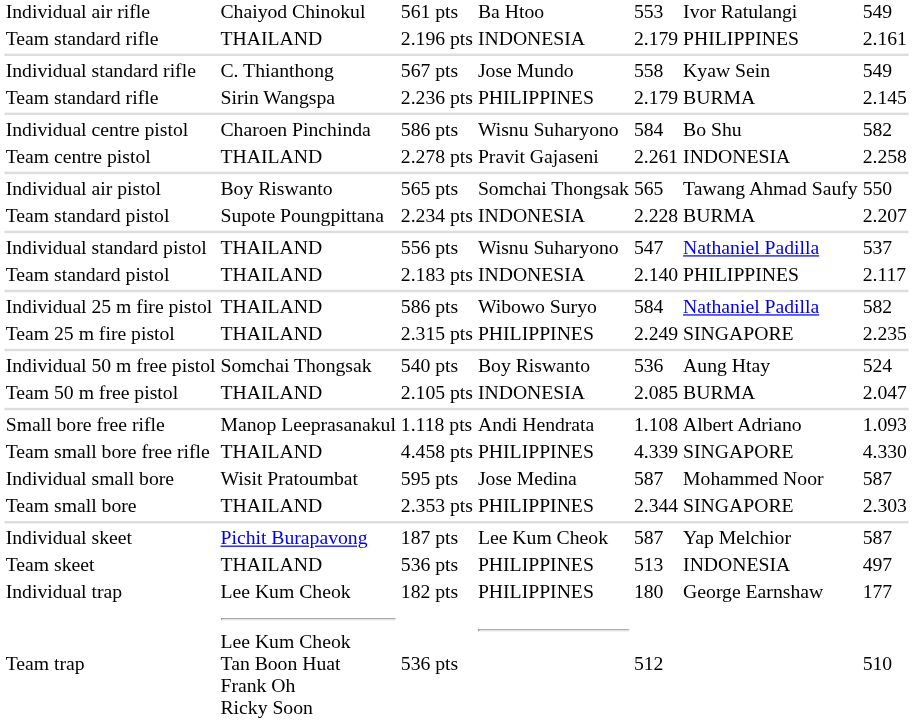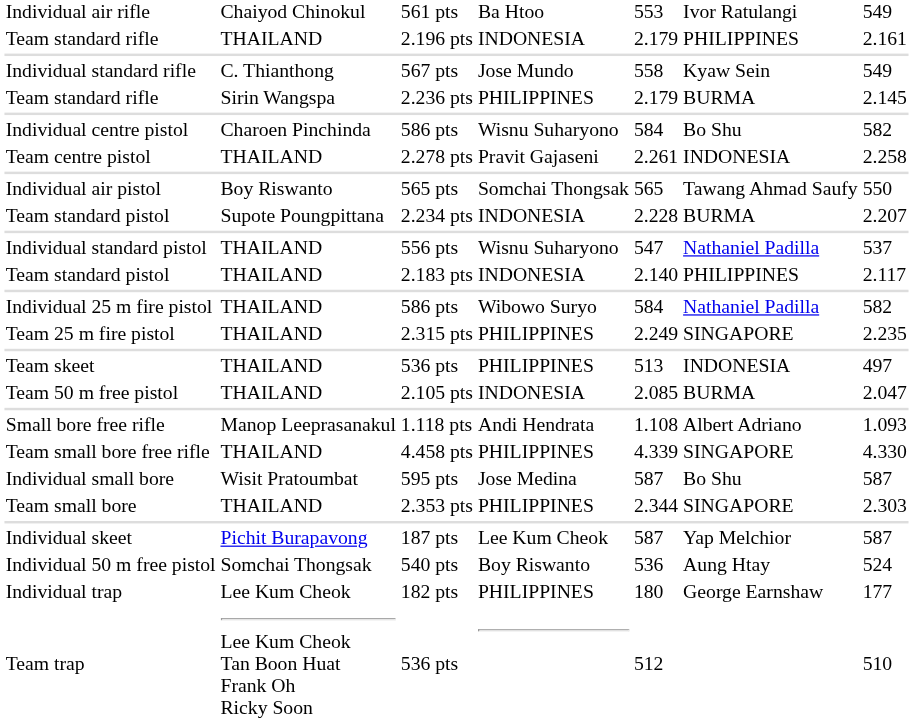rows swapped: (111, 365) <-> (50, 565)
(753, 479) Mohammed Noor -> (712, 479) Bo Shu
